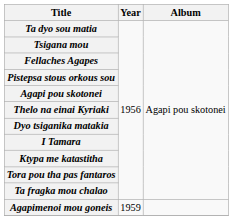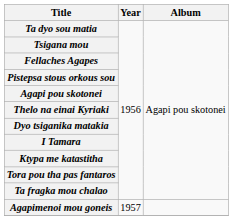(131, 207) 1959 -> (131, 207) 1957
